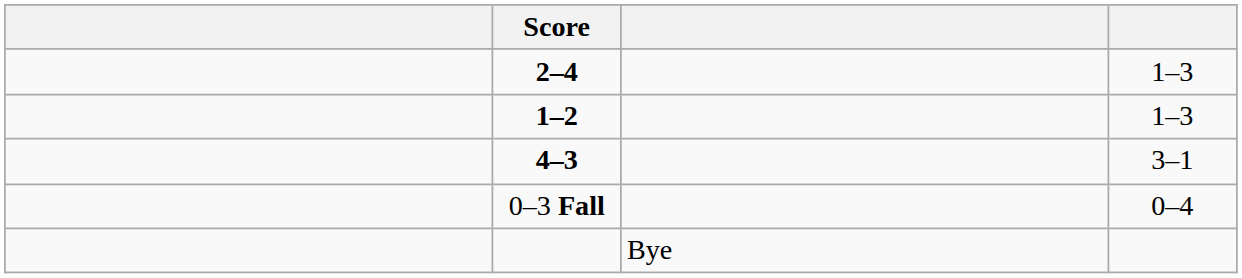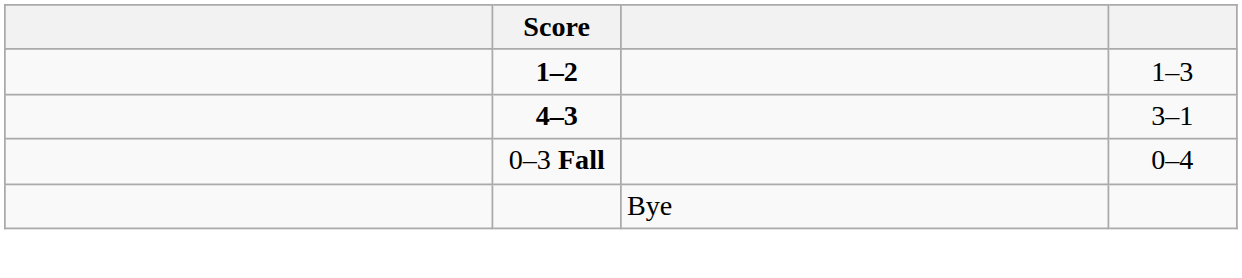- row: (557, 71)
